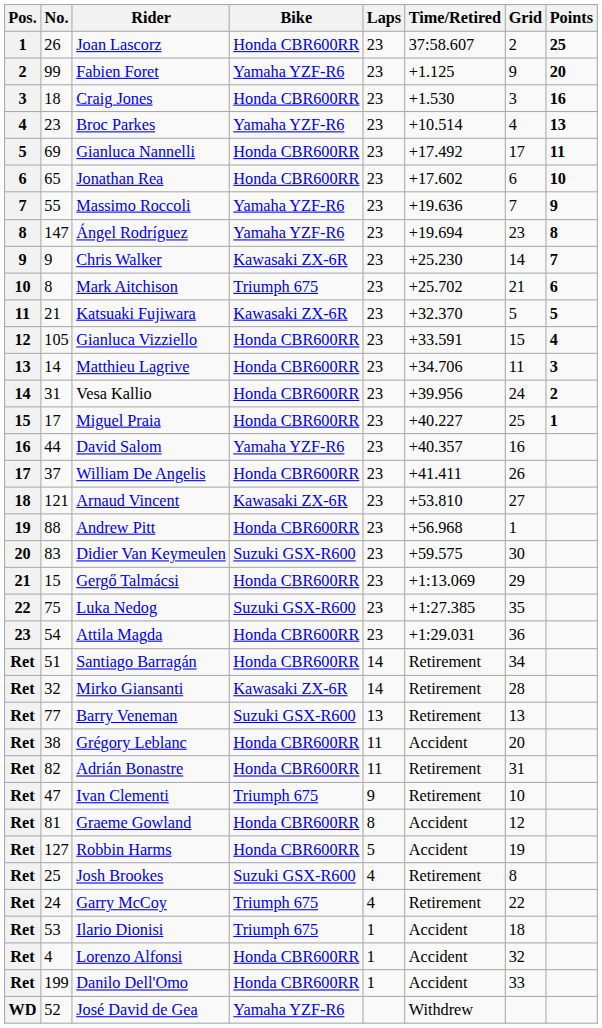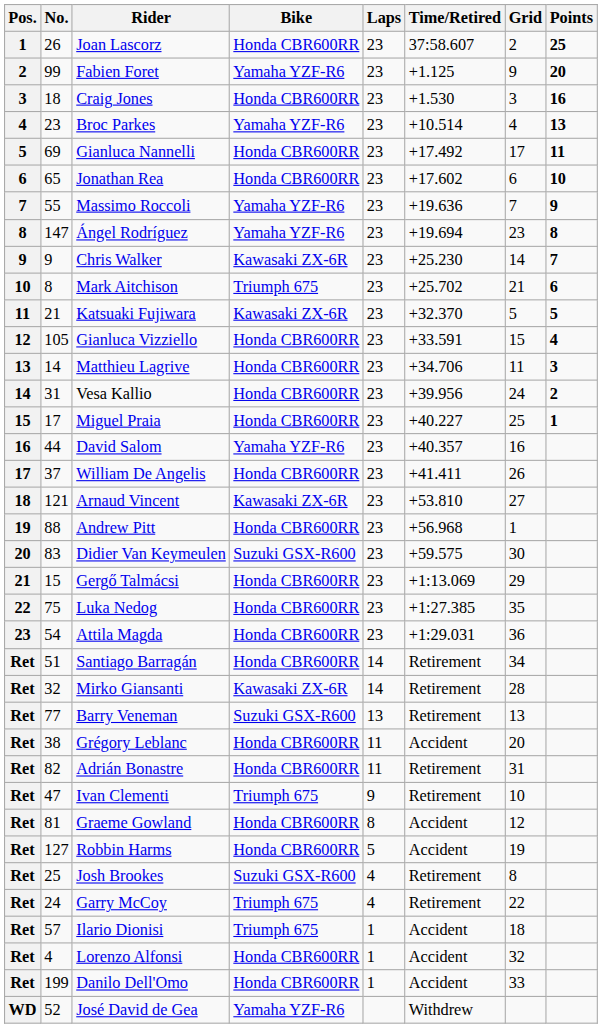(295, 608) Suzuki GSX-R600 -> (296, 608) Honda CBR600RR
(52, 929) 53 -> (52, 929) 57
